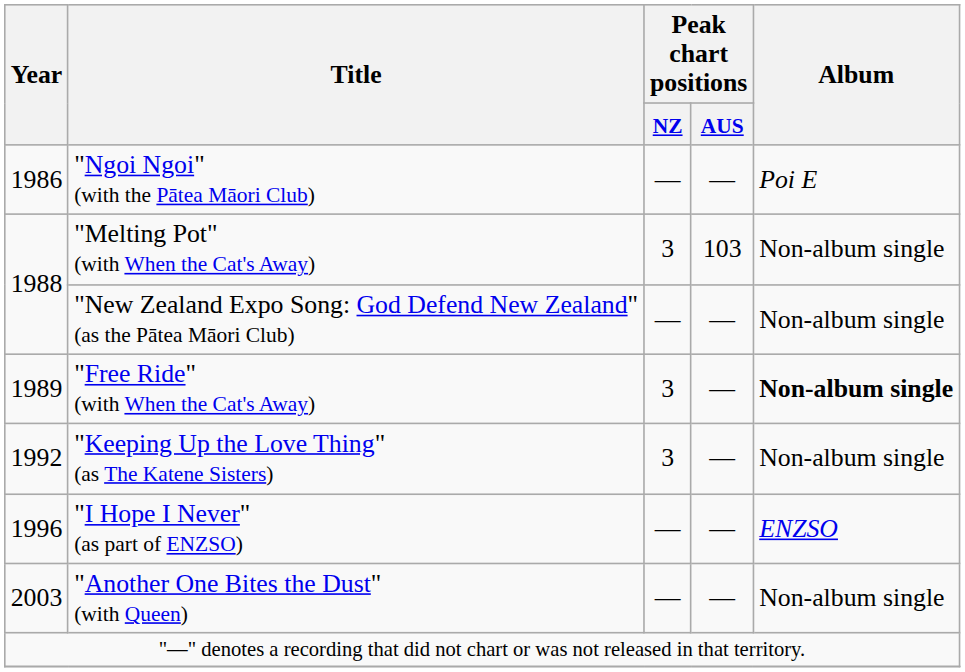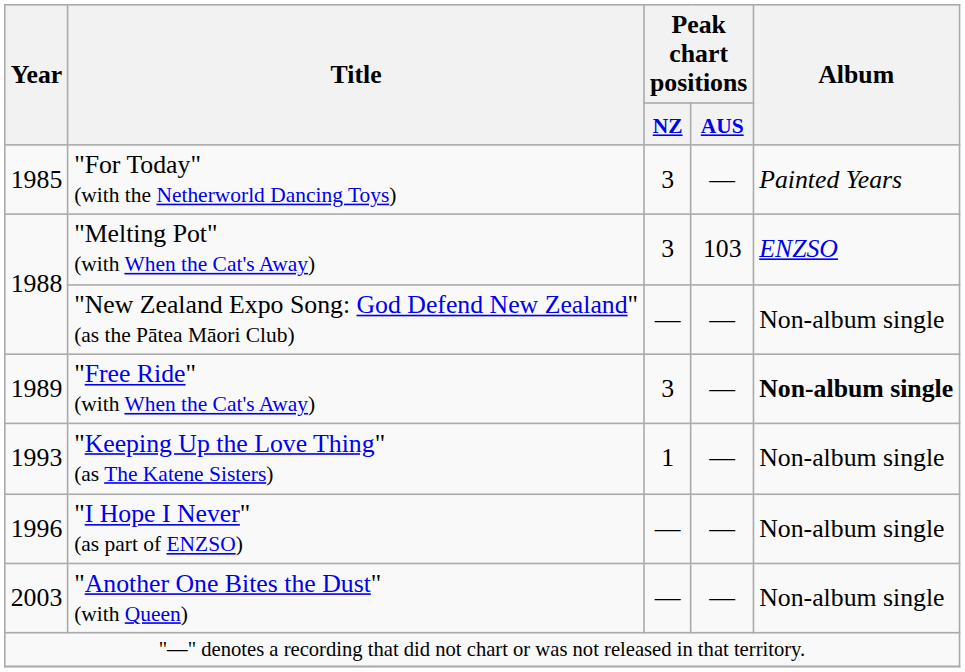+ row: (235, 179)
- row: (195, 179)
(852, 248) Non-album single -> (799, 248) ENZSO
(37, 458) 1992 -> (37, 458) 1993
(668, 458) 3 -> (668, 458) 1
(799, 528) ENZSO -> (852, 528) Non-album single
